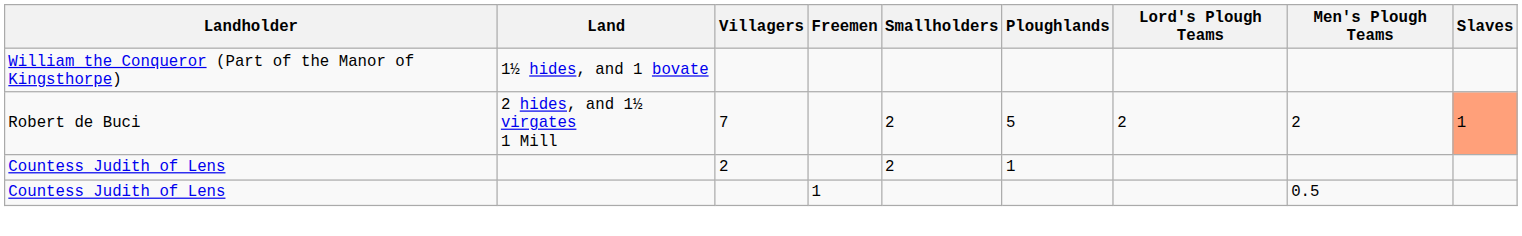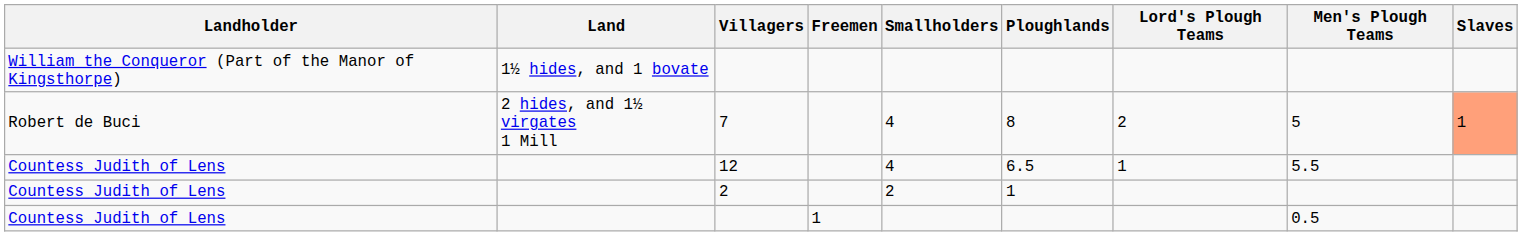(890, 123) 2 -> (890, 123) 4
(1011, 123) 5 -> (1011, 123) 8
(1296, 123) 2 -> (1296, 123) 5
+ row: (117, 167)
